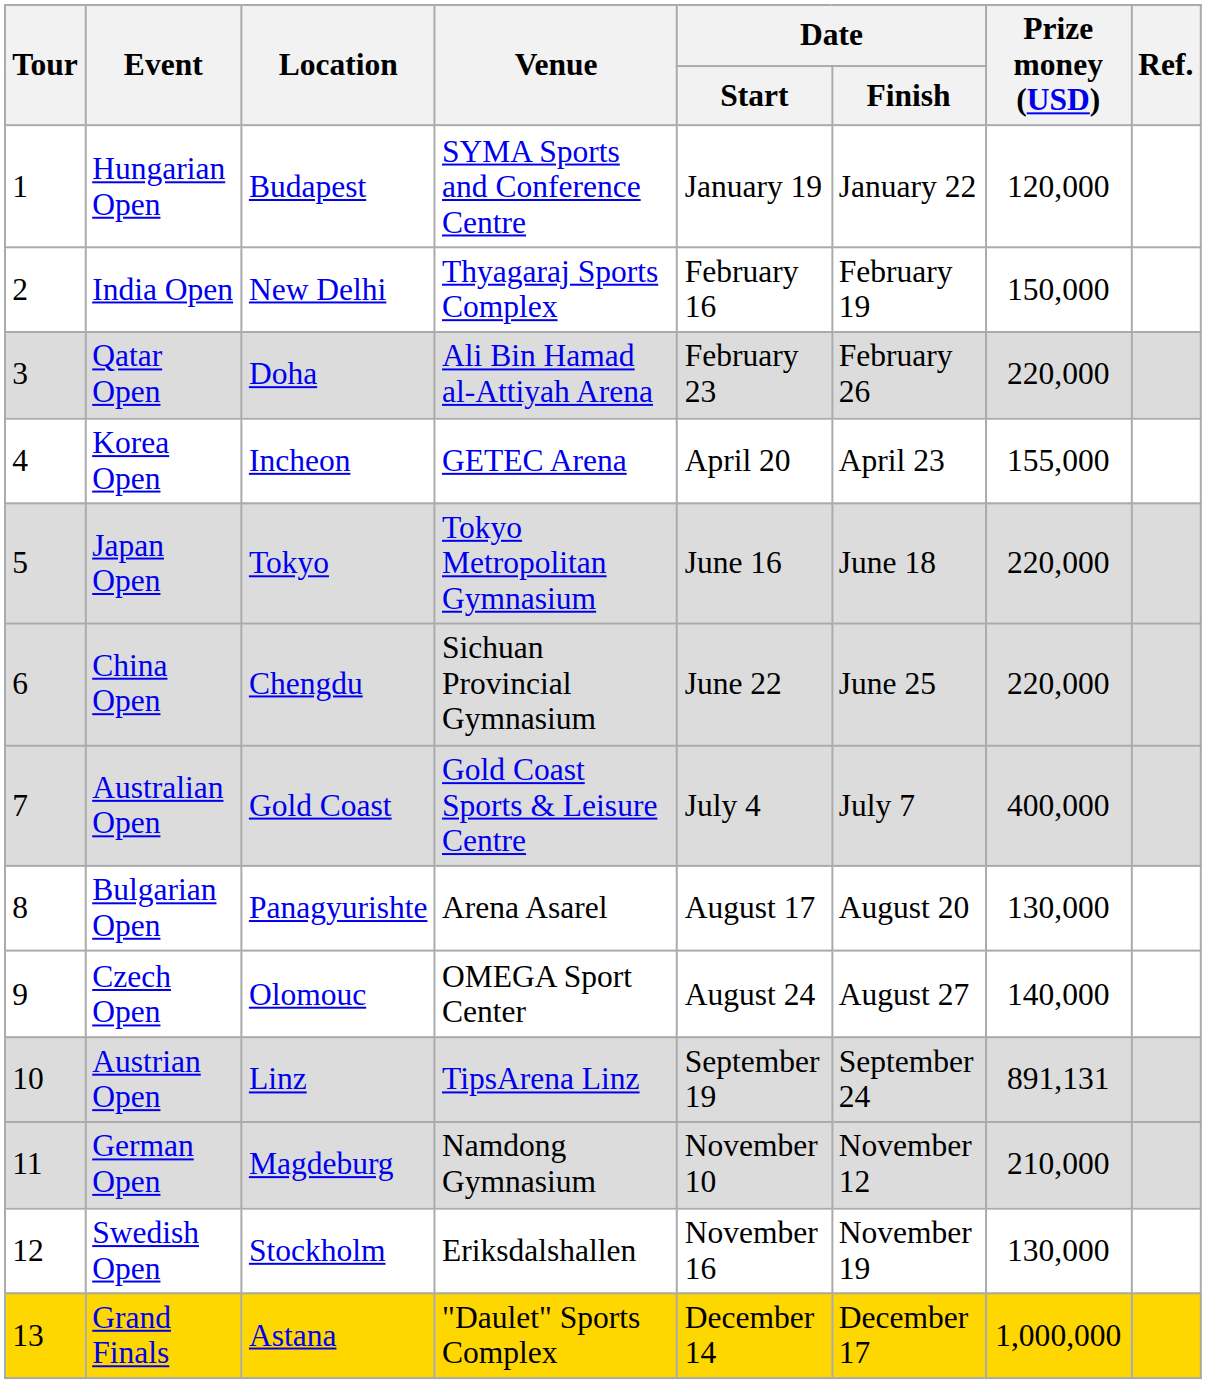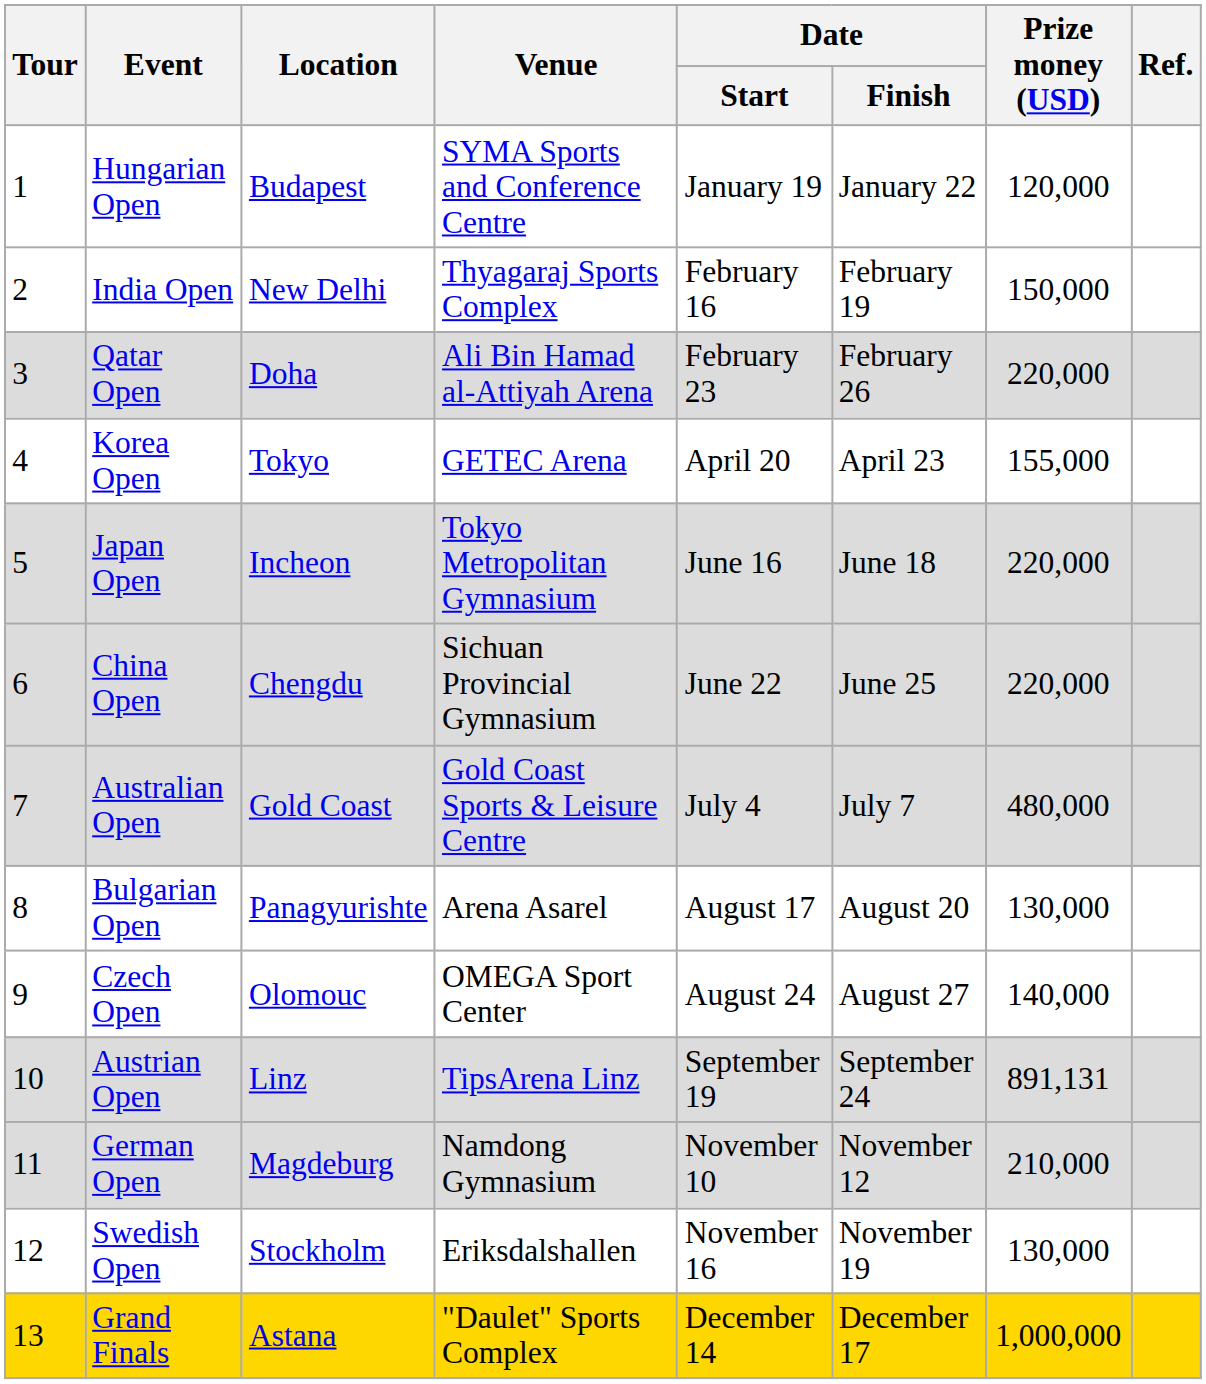(300, 459) Incheon -> (289, 459) Tokyo
(289, 563) Tokyo -> (300, 563) Incheon
(1058, 804) 400,000 -> (1058, 804) 480,000
